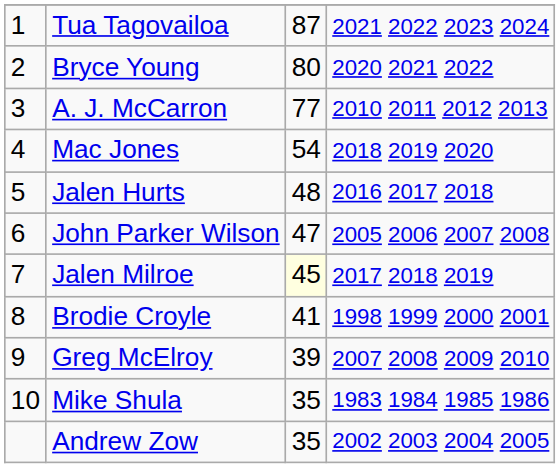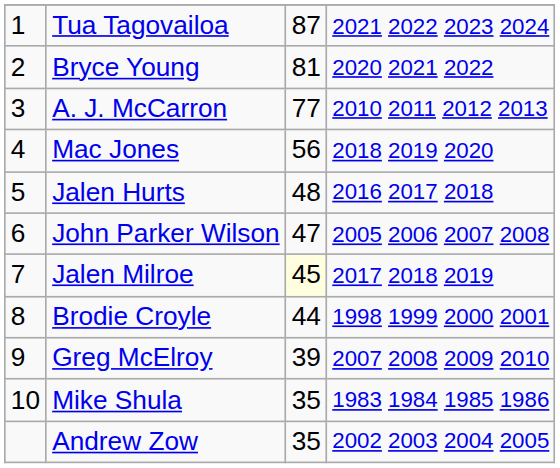(306, 66) 80 -> (306, 66) 81
(306, 150) 54 -> (306, 150) 56
(306, 316) 41 -> (306, 316) 44
